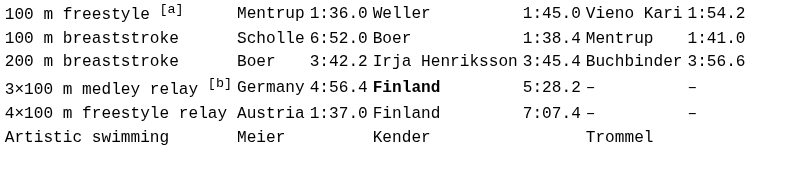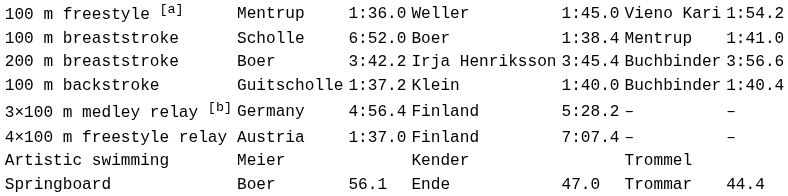+ row: (82, 86)
(407, 88) bold -> (445, 111) normal
+ row: (58, 184)
